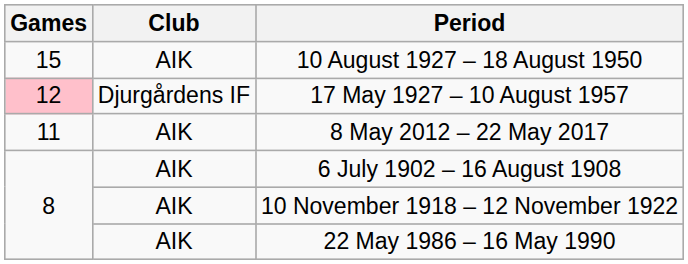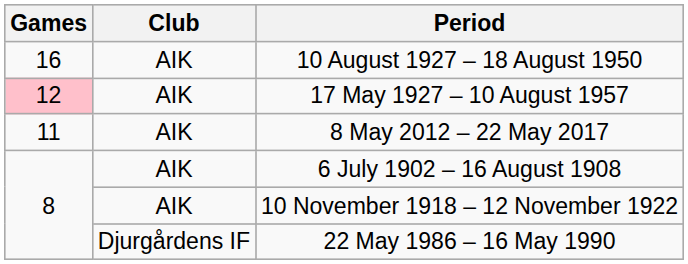(49, 60) 15 -> (49, 60) 16
(174, 96) Djurgårdens IF -> (174, 96) AIK
(174, 242) AIK -> (174, 242) Djurgårdens IF
